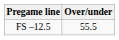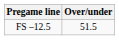(88, 27) 55.5 -> (88, 27) 51.5
